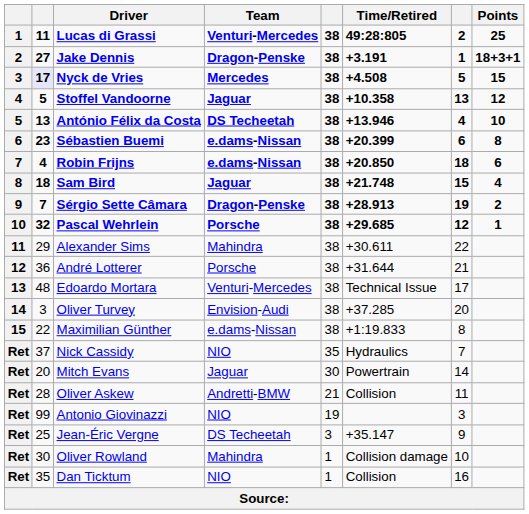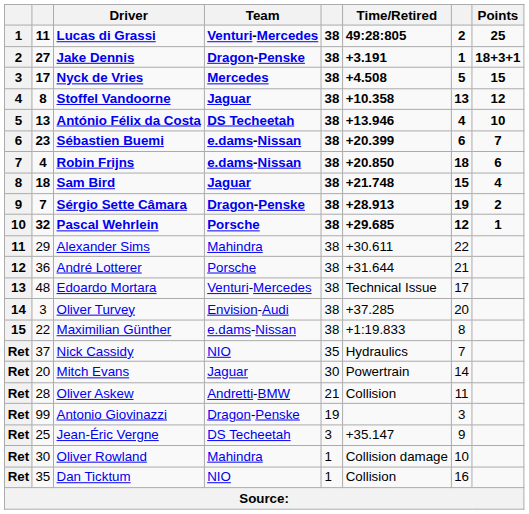(43, 78) lavender background -> (43, 78) no background
(43, 99) 5 -> (43, 99) 8
(498, 141) 8 -> (498, 141) 7
(219, 414) NIO -> (253, 414) Dragon-Penske
